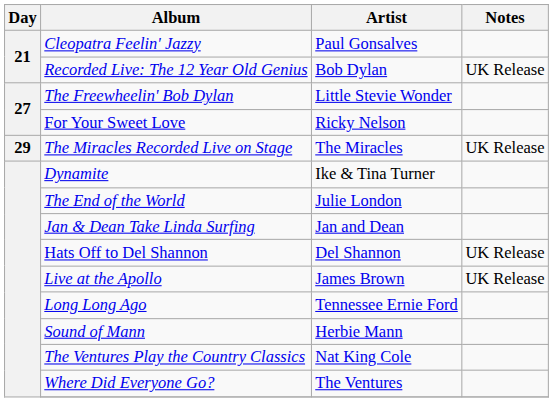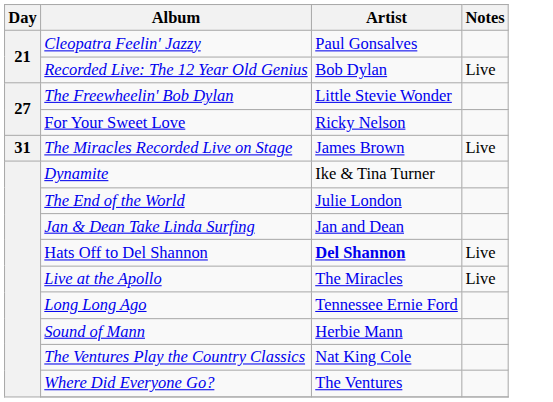(505, 69) UK Release -> (480, 69) Live
(23, 148) 29 -> (23, 148) 31
(359, 148) The Miracles -> (360, 148) James Brown
(505, 148) UK Release -> (480, 148) Live
(358, 252) normal -> (360, 252) bold
(505, 252) UK Release -> (480, 252) Live
(360, 278) James Brown -> (359, 278) The Miracles
(505, 278) UK Release -> (480, 278) Live
